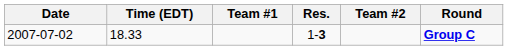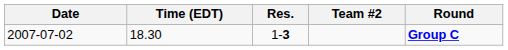- column: (252, 14)
(126, 34) 18.33 -> (146, 34) 18.30
